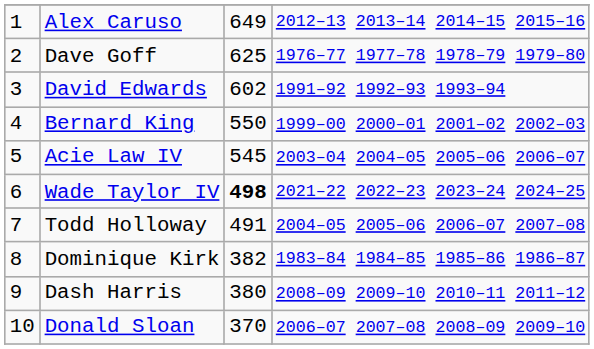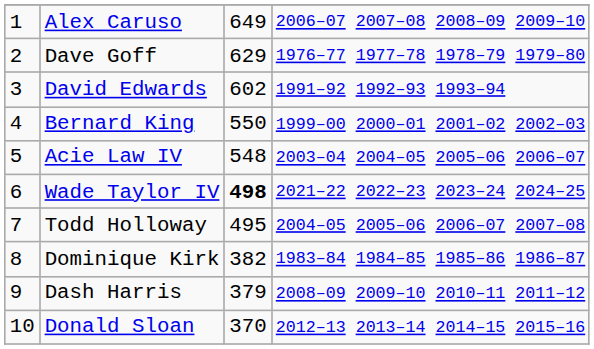(431, 22) 2012–13 2013–14 2014–15 2015–16 -> (431, 22) 2006–07 2007–08 2008–09 2009–10
(248, 56) 625 -> (248, 56) 629
(248, 157) 545 -> (248, 157) 548
(248, 225) 491 -> (248, 225) 495
(248, 293) 380 -> (248, 293) 379
(431, 327) 2006–07 2007–08 2008–09 2009–10 -> (431, 327) 2012–13 2013–14 2014–15 2015–16
